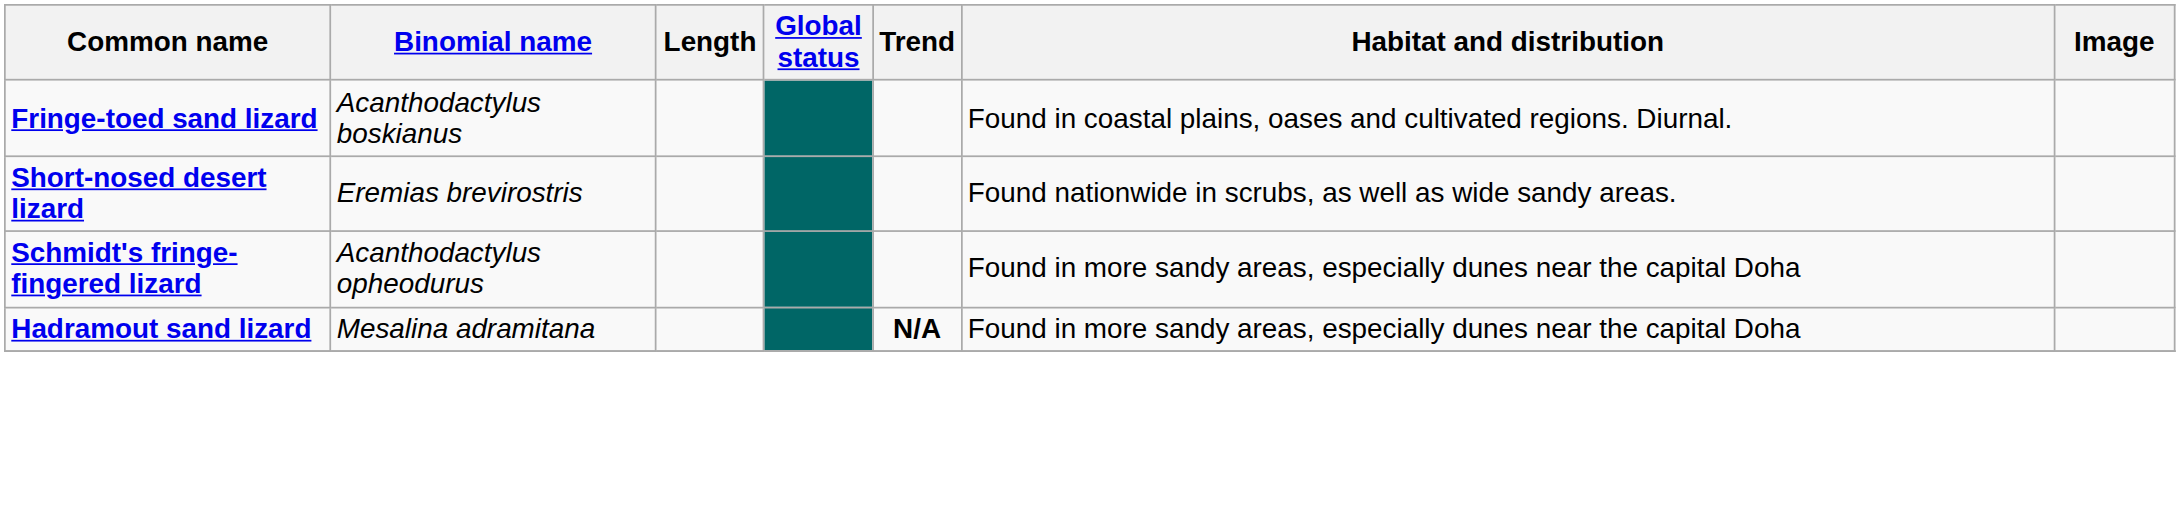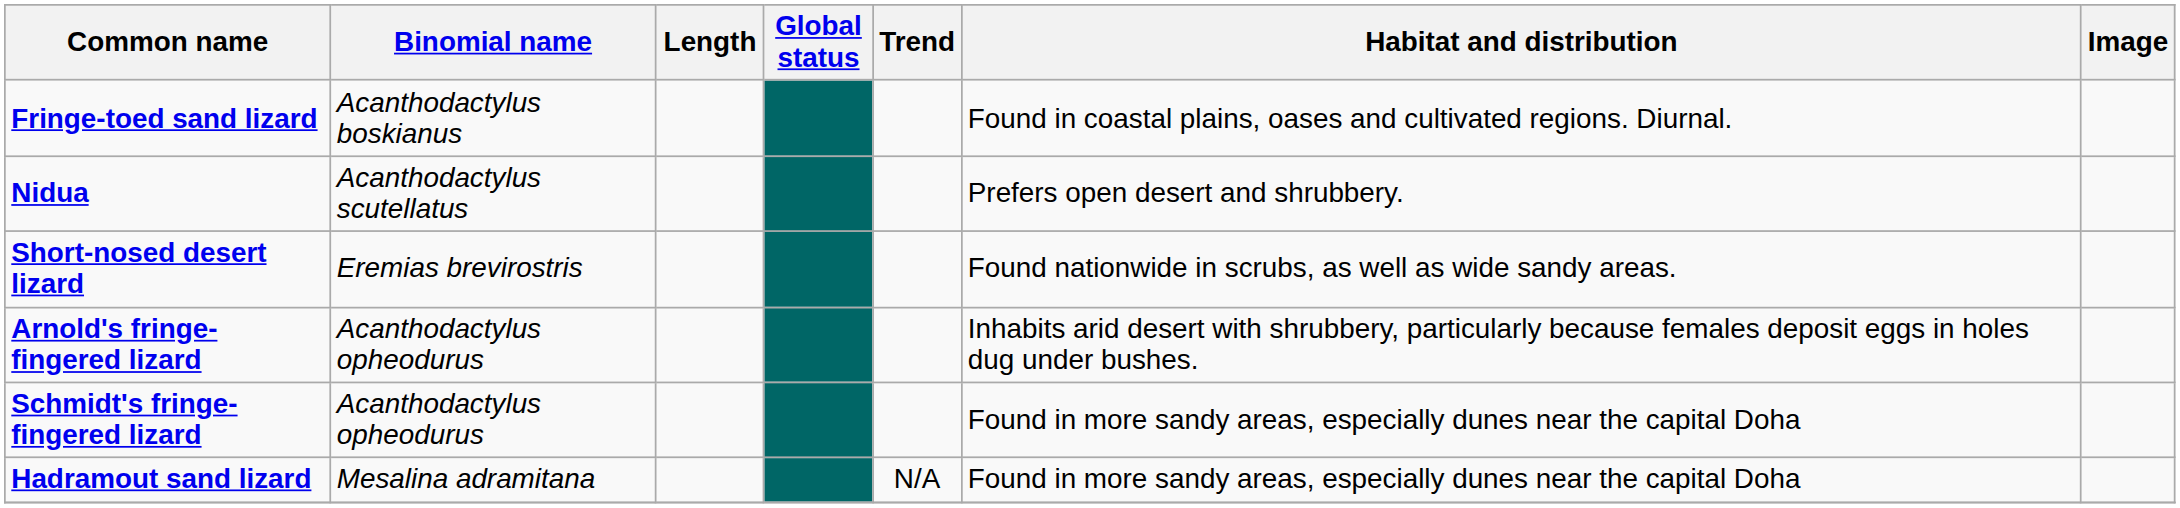+ row: (50, 193)
+ row: (114, 344)
(917, 328) bold -> (917, 479) normal
